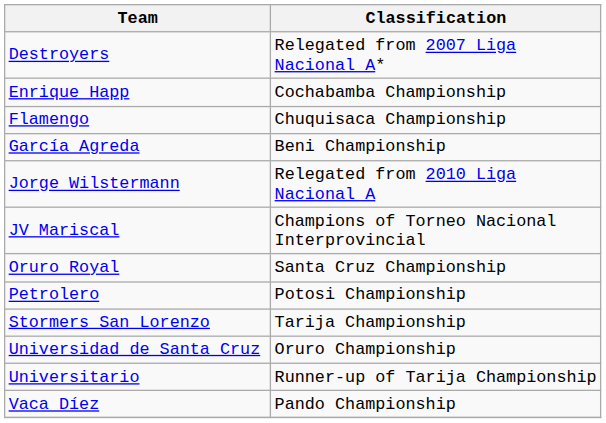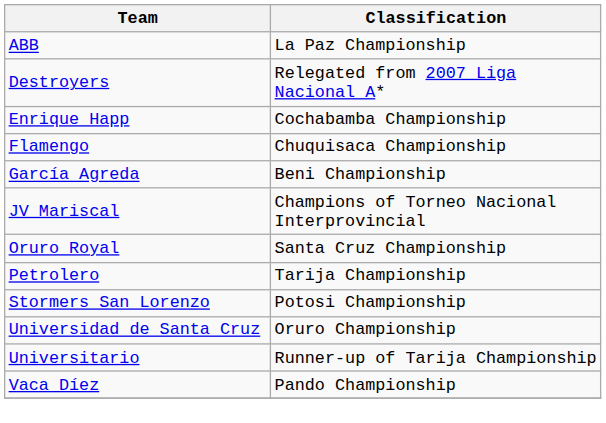+ row: (24, 46)
- row: (94, 184)
(370, 295) Potosi Championship -> (370, 276) Tarija Championship
(370, 322) Tarija Championship -> (370, 303) Potosi Championship
